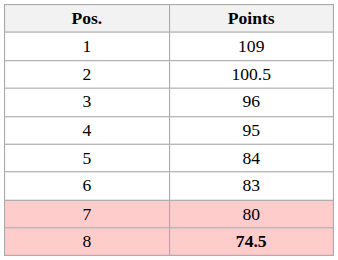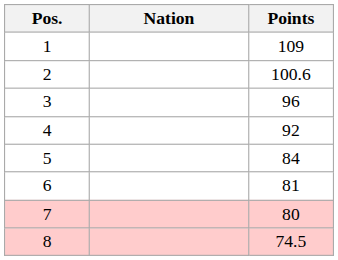+ column: (169, 18)
(251, 74) 100.5 -> (291, 74) 100.6
(251, 130) 95 -> (291, 130) 92
(251, 185) 83 -> (291, 185) 81
(251, 241) bold -> (291, 241) normal
